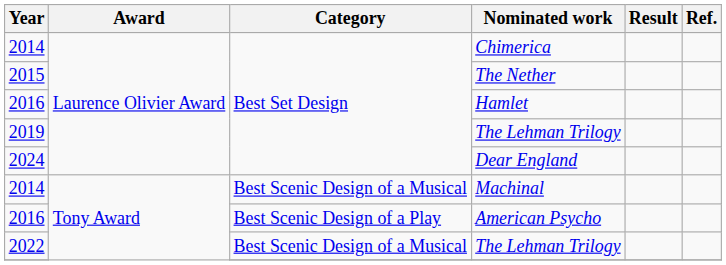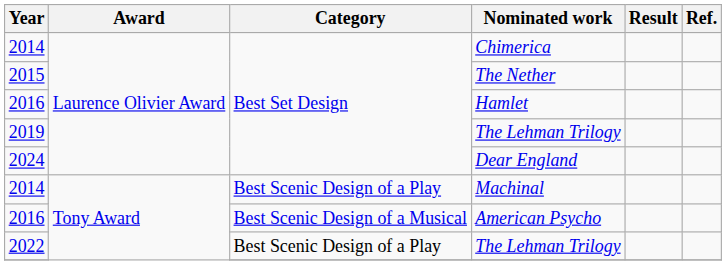(350, 189) Best Scenic Design of a Musical -> (337, 189) Best Scenic Design of a Play
(337, 217) Best Scenic Design of a Play -> (350, 217) Best Scenic Design of a Musical
(350, 246) Best Scenic Design of a Musical -> (337, 246) Best Scenic Design of a Play
